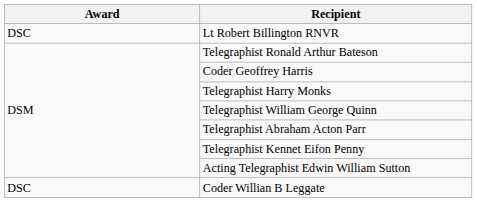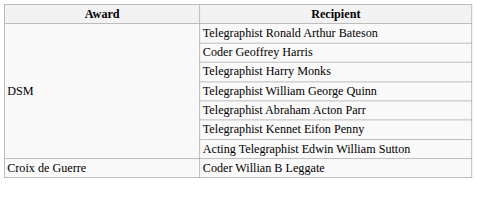- row: (271, 33)
(19, 187) DSC -> (47, 168) Croix de Guerre
